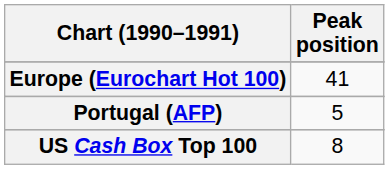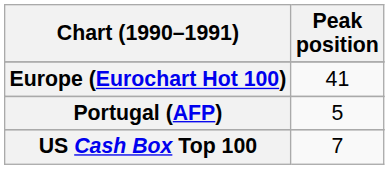(337, 146) 8 -> (337, 146) 7
